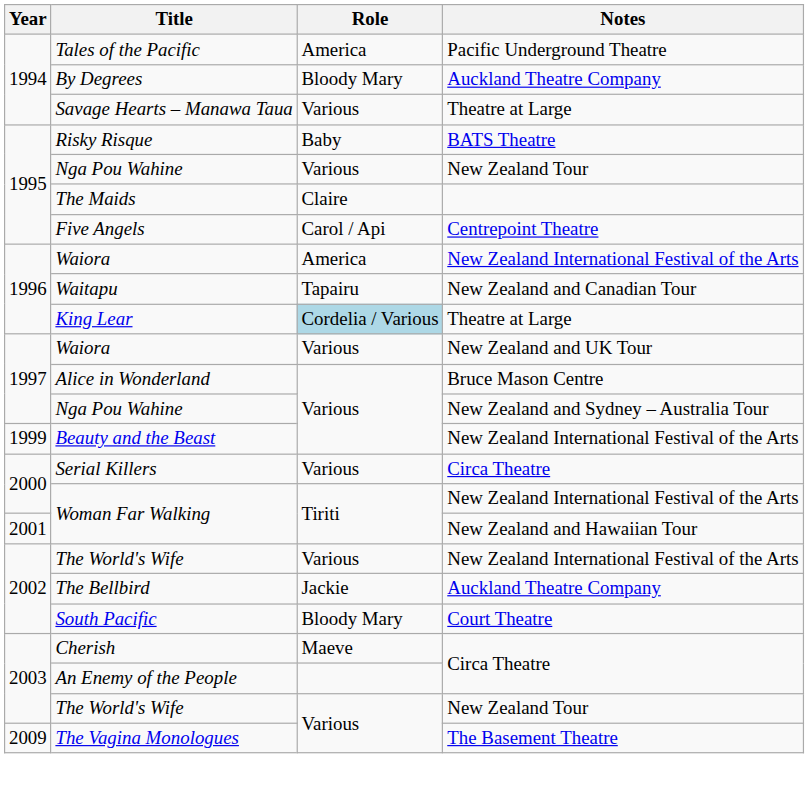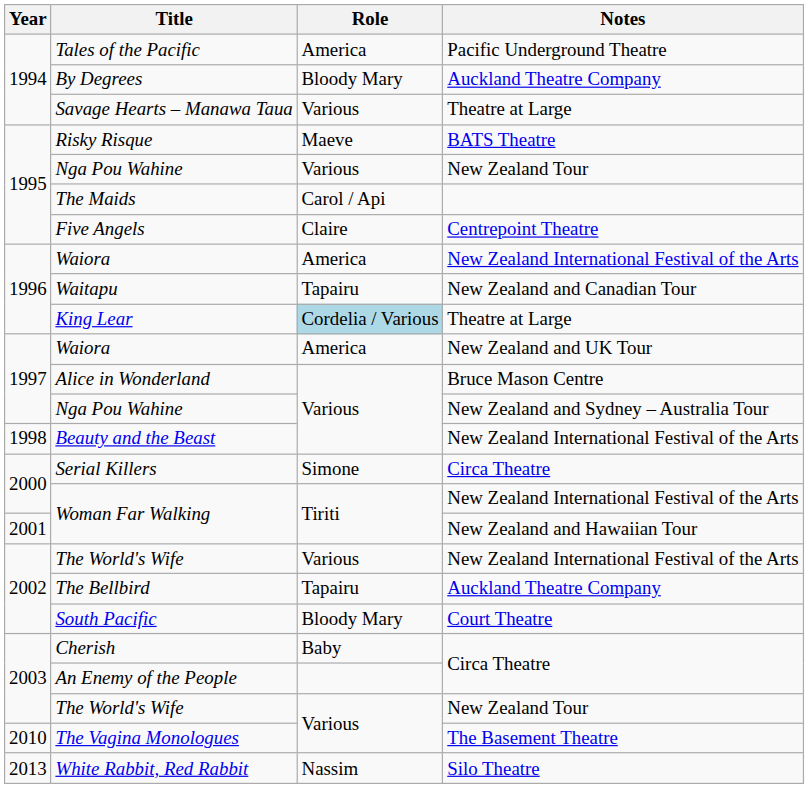(321, 139) Baby -> (327, 139) Maeve
(325, 199) Claire -> (343, 199) Carol / Api
(343, 229) Carol / Api -> (325, 229) Claire
(330, 348) Various -> (334, 348) America
(28, 438) 1999 -> (28, 438) 1998
(330, 468) Various -> (330, 468) Simone
(325, 588) Jackie -> (330, 588) Tapairu
(327, 648) Maeve -> (321, 648) Baby
(28, 738) 2009 -> (28, 738) 2010
+ row: (152, 768)
